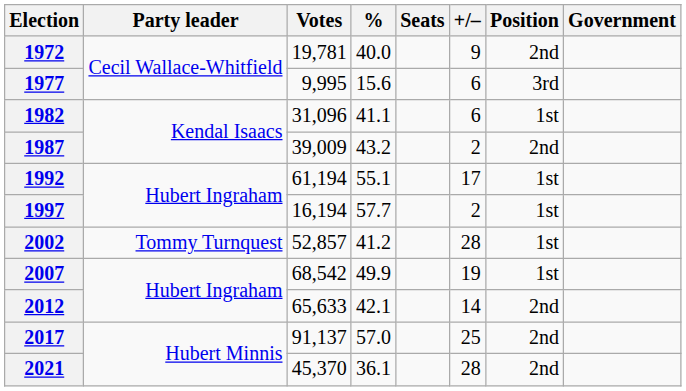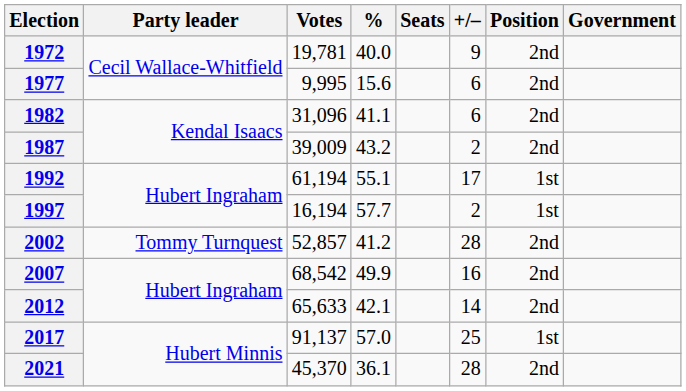(546, 83) 3rd -> (544, 83) 2nd
(547, 115) 1st -> (544, 115) 2nd
(547, 242) 1st -> (544, 242) 2nd
(471, 274) 19 -> (471, 274) 16
(547, 274) 1st -> (544, 274) 2nd
(544, 337) 2nd -> (547, 337) 1st
